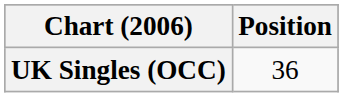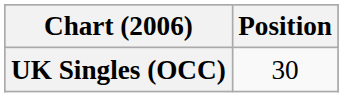(285, 69) 36 -> (285, 69) 30
